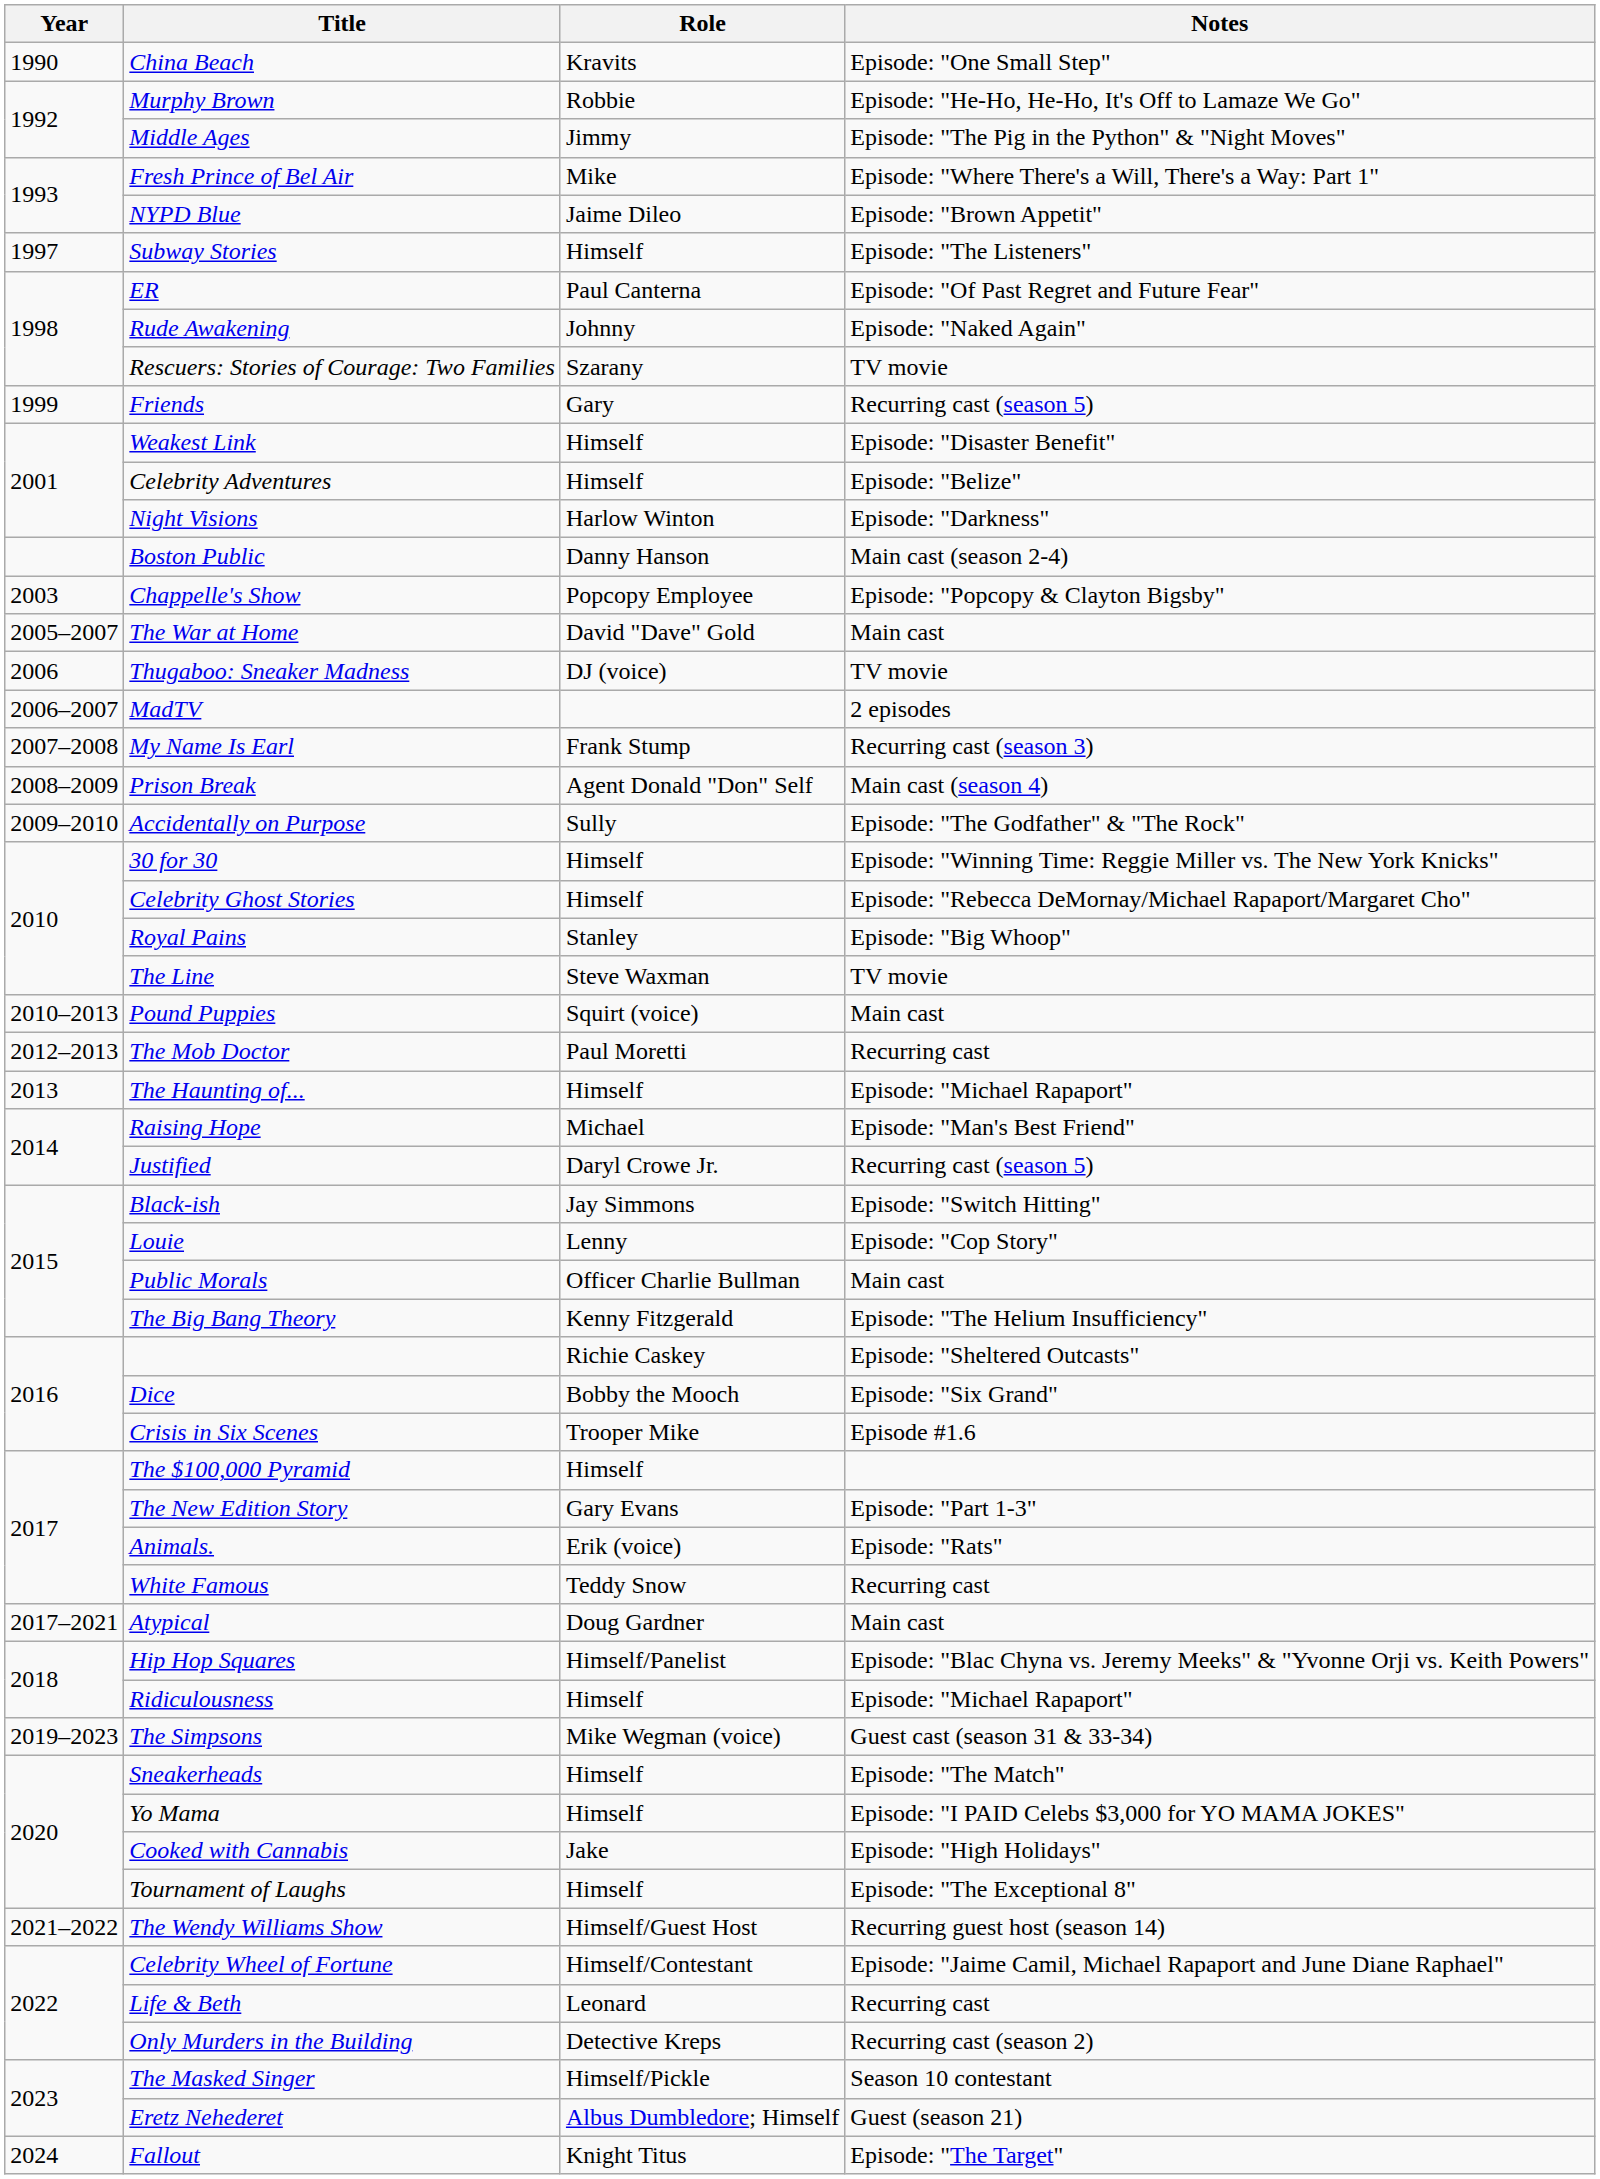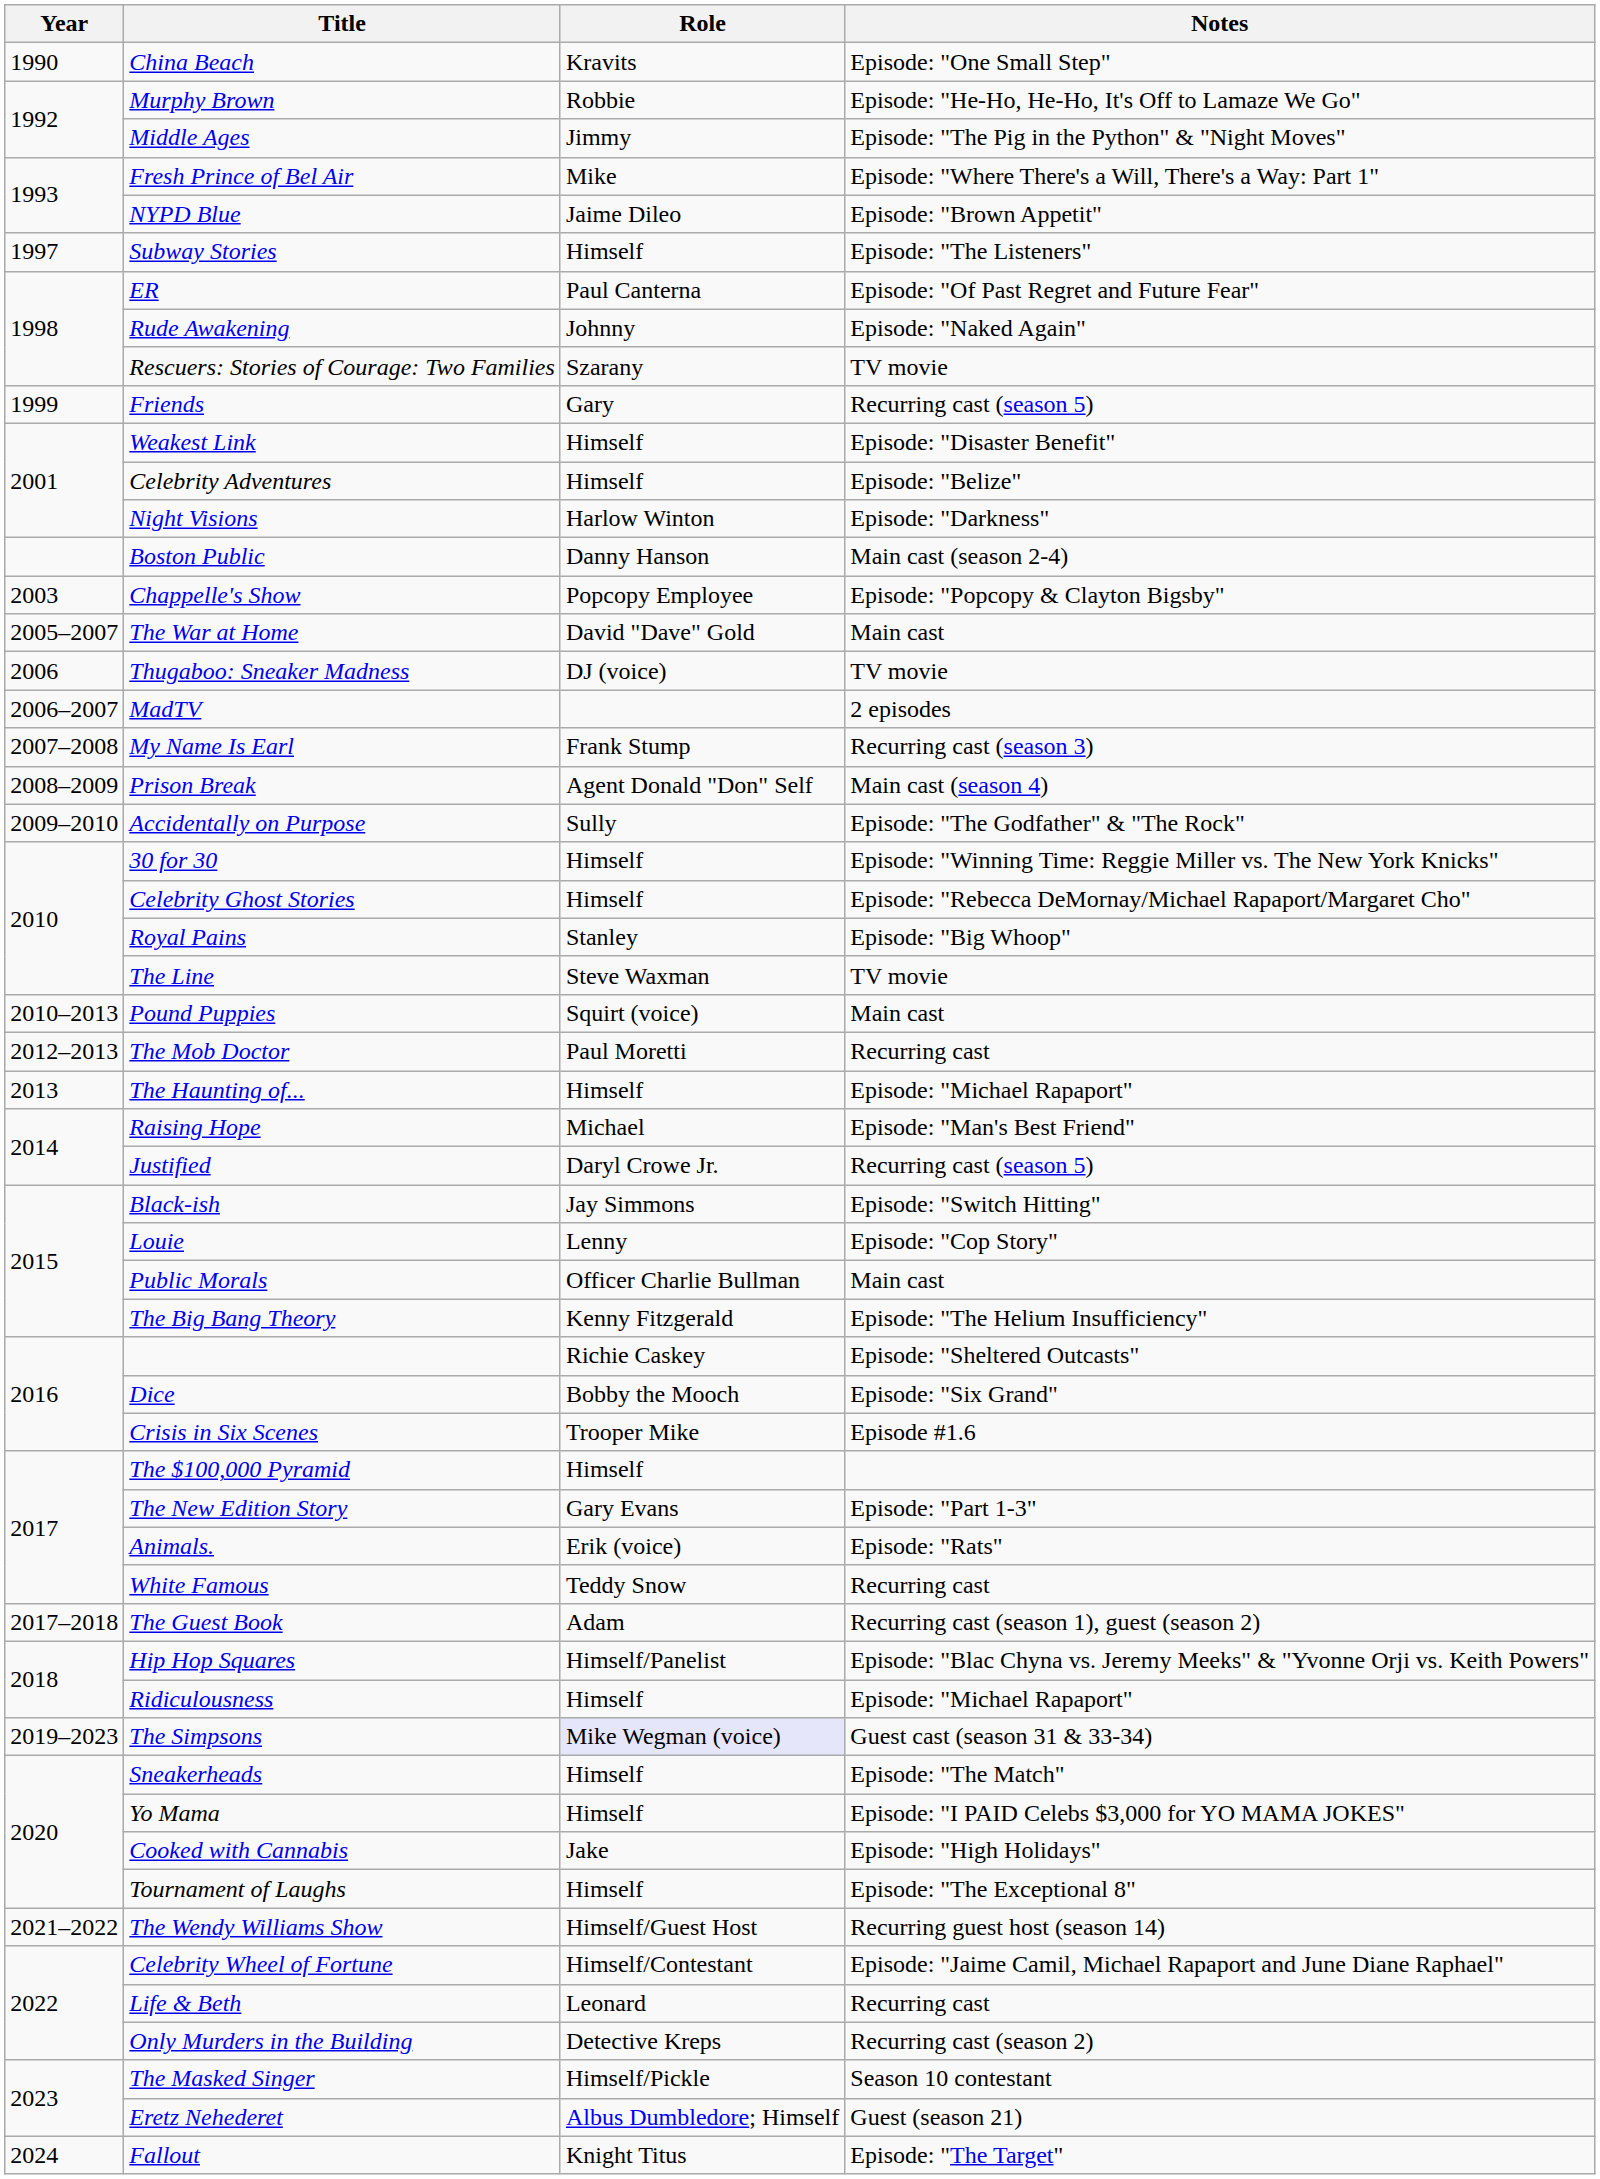+ row: (206, 1622)
- row: (169, 1622)
(673, 1736) no background -> (673, 1736) lavender background
